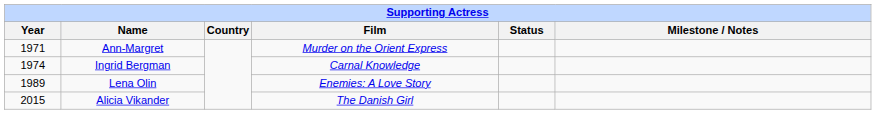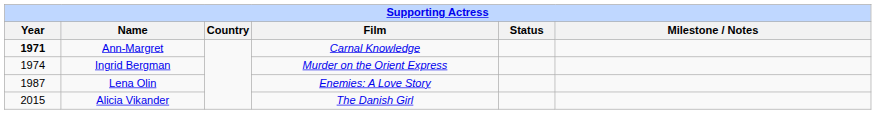(33, 48) normal -> (33, 48) bold
(375, 48) Murder on the Orient Express -> (375, 48) Carnal Knowledge
(375, 65) Carnal Knowledge -> (375, 65) Murder on the Orient Express
(33, 83) 1989 -> (33, 83) 1987
